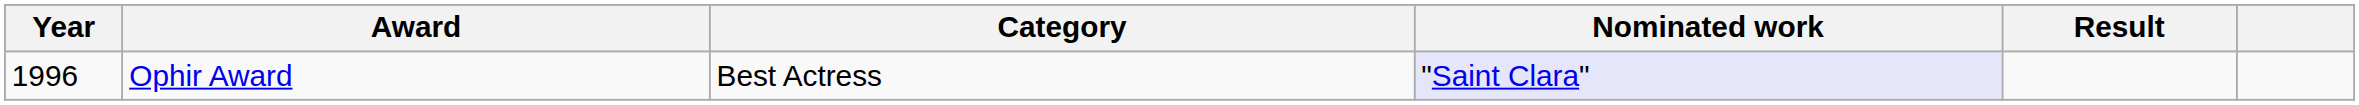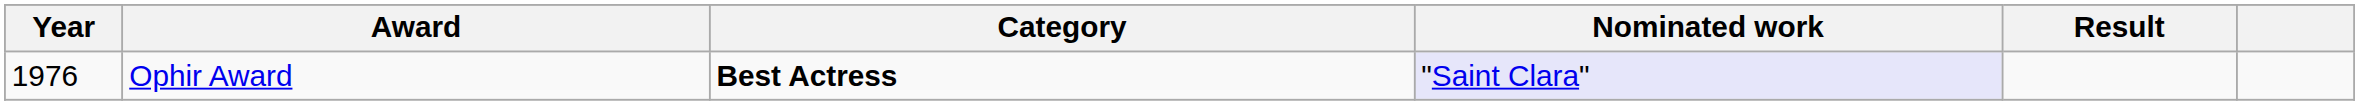(45, 75) 1996 -> (45, 75) 1976
(799, 75) normal -> (807, 75) bold
